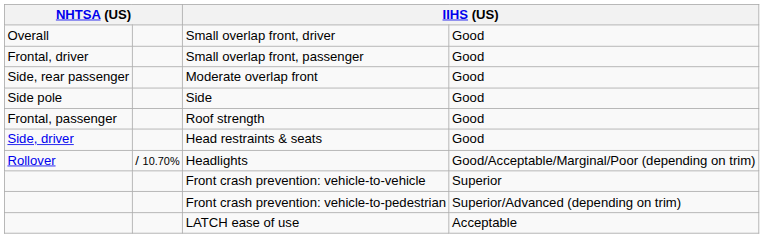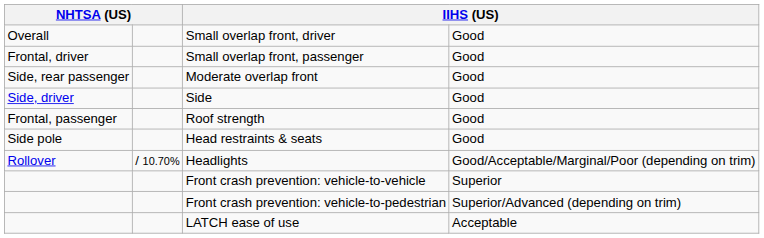(35, 98) Side pole -> (41, 98) Side, driver
(41, 139) Side, driver -> (35, 139) Side pole
